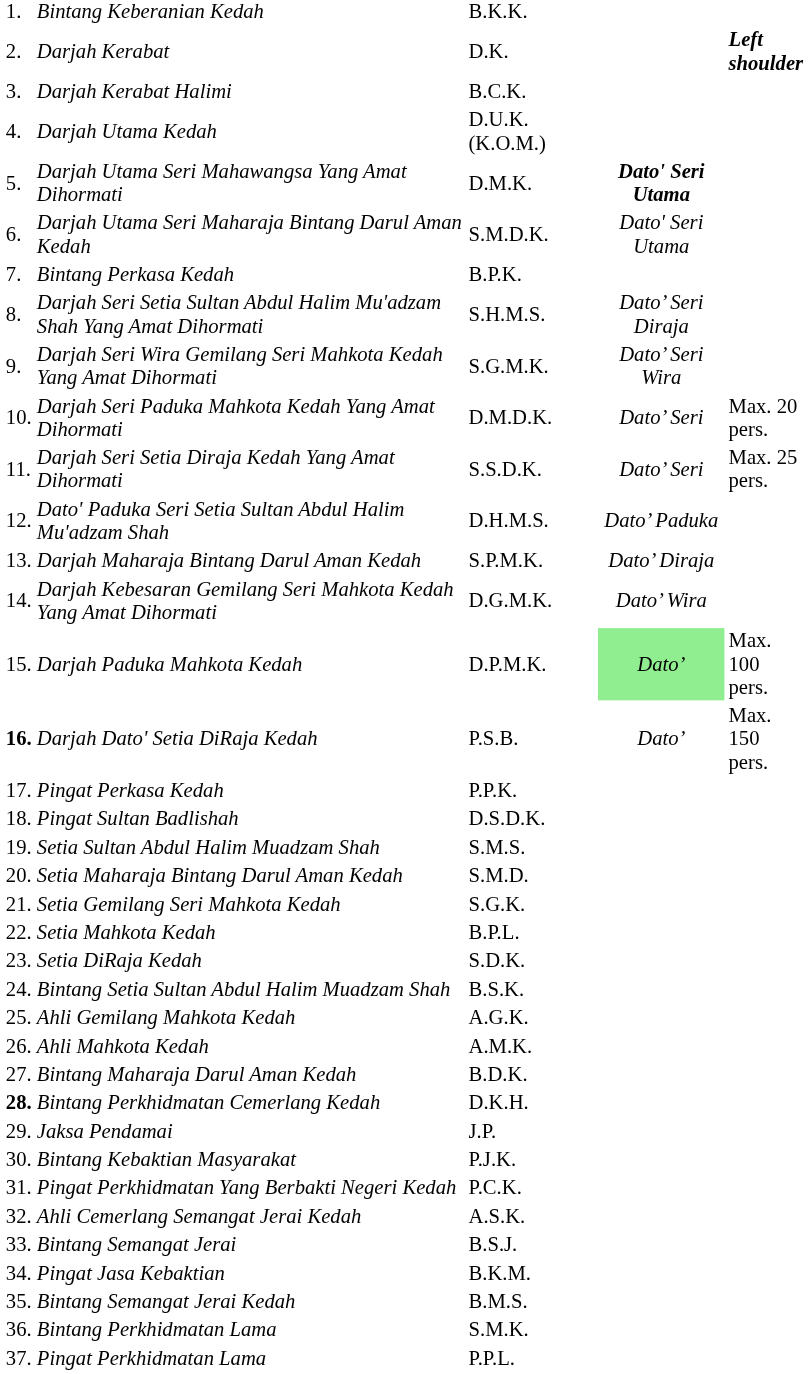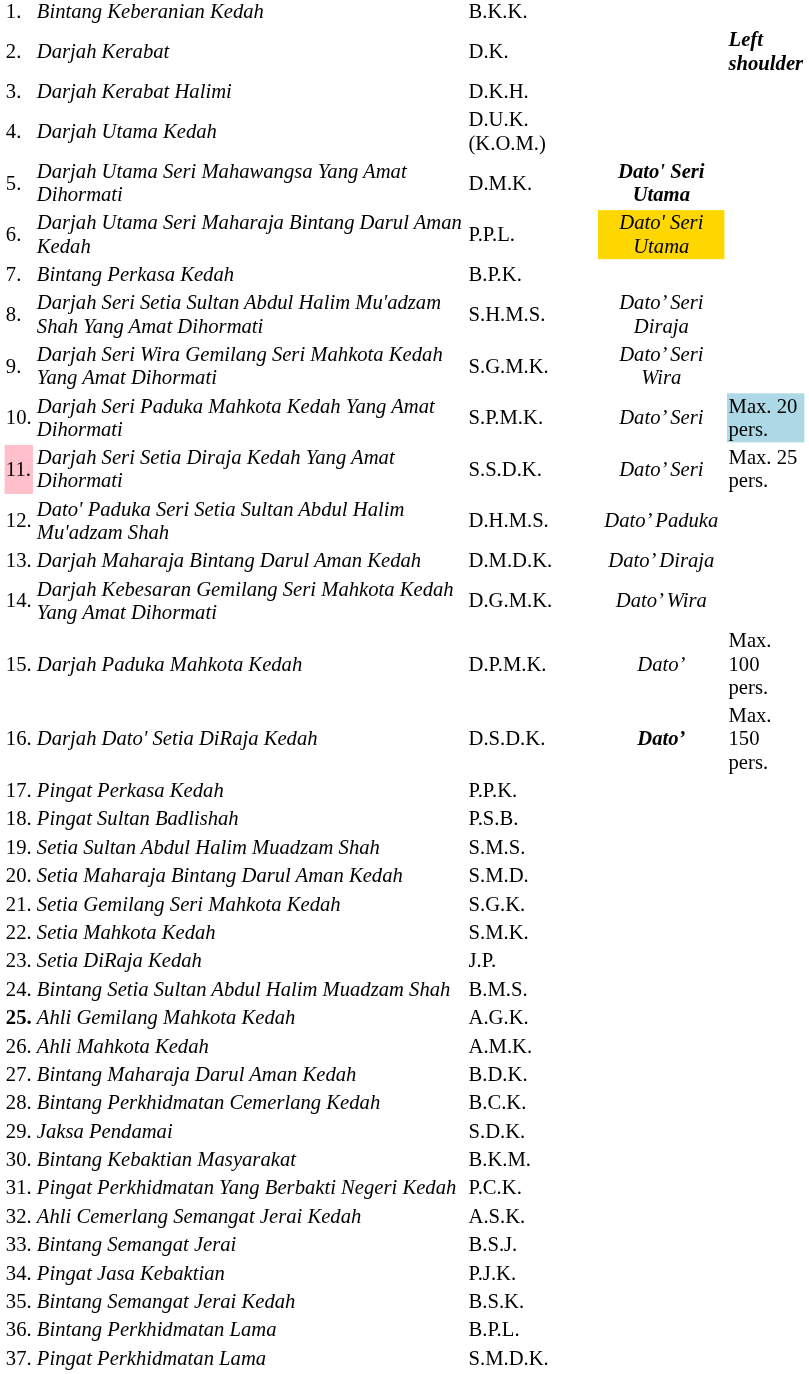(497, 91) B.C.K. -> (499, 91) D.K.H.
(509, 234) S.M.D.K. -> (492, 234) P.P.L.
(661, 234) no background -> (661, 234) gold background
(510, 417) D.M.D.K. -> (506, 417) S.P.M.K.
(763, 417) no background -> (763, 417) lightblue background
(18, 469) no background -> (18, 469) pink background
(506, 560) S.P.M.K. -> (510, 560) D.M.D.K.
(661, 664) lightgreen background -> (661, 664) no background
(19, 738) bold -> (19, 738) normal
(493, 738) P.S.B. -> (507, 738) D.S.D.K.
(661, 738) normal -> (661, 738) bold
(507, 818) D.S.D.K. -> (493, 818) P.S.B.
(494, 932) B.P.L. -> (499, 932) S.M.K.
(497, 960) S.D.K. -> (482, 960) J.P.
(496, 989) B.S.K. -> (498, 989) B.M.S.
(19, 1017) normal -> (19, 1017) bold
(19, 1102) bold -> (19, 1102) normal
(499, 1102) D.K.H. -> (497, 1102) B.C.K.
(482, 1131) J.P. -> (497, 1131) S.D.K.
(492, 1159) P.J.K. -> (500, 1159) B.K.M.
(500, 1272) B.K.M. -> (492, 1272) P.J.K.
(498, 1301) B.M.S. -> (496, 1301) B.S.K.
(499, 1329) S.M.K. -> (494, 1329) B.P.L.
(492, 1358) P.P.L. -> (509, 1358) S.M.D.K.
